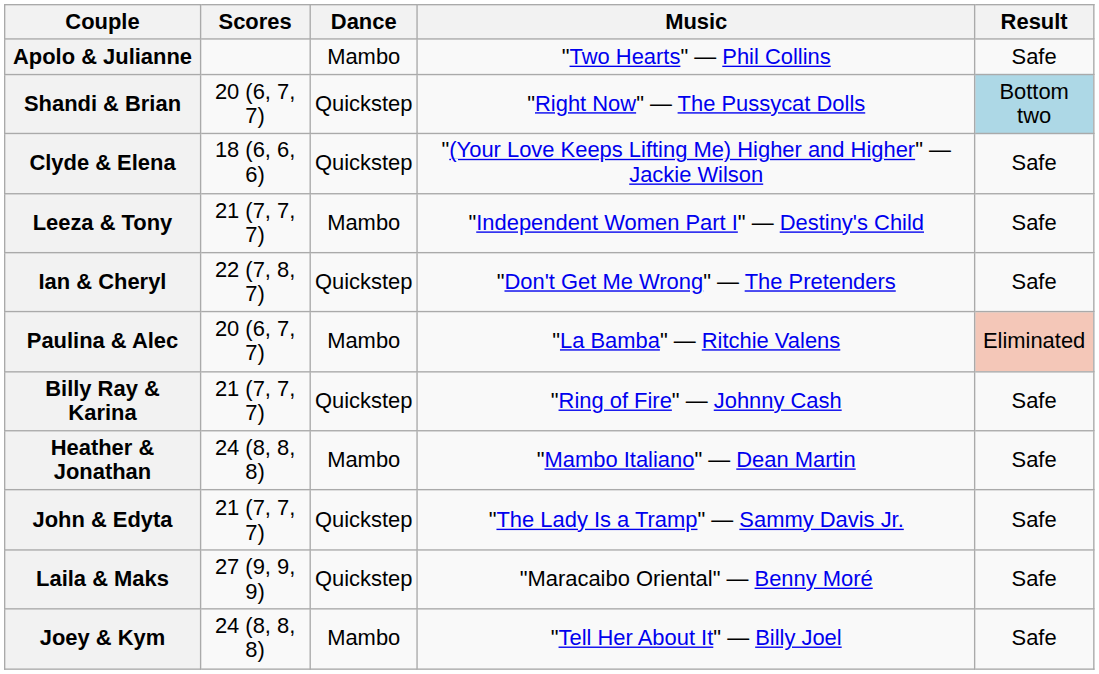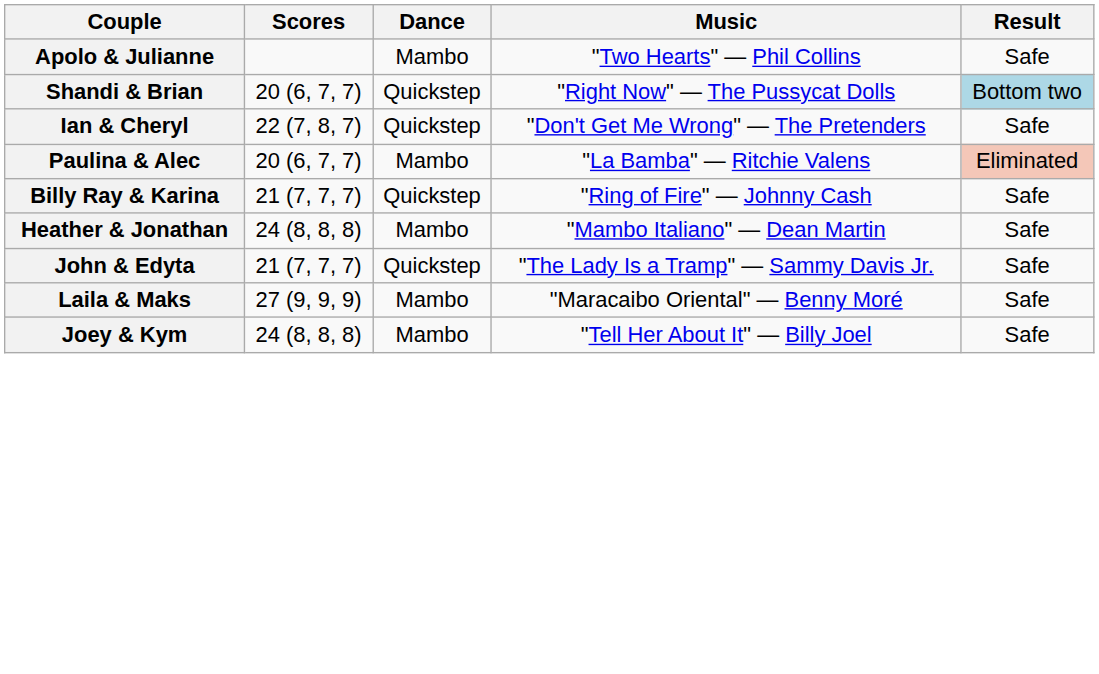- row: (102, 163)
- row: (102, 222)
(364, 579) Quickstep -> (432, 299) Mambo
